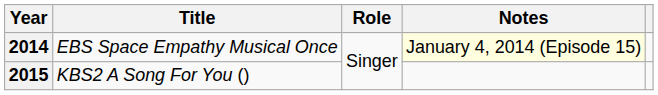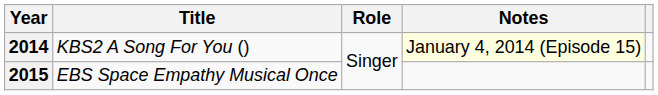(197, 47) EBS Space Empathy Musical Once -> (153, 47) KBS2 A Song For You ()
(153, 75) KBS2 A Song For You () -> (197, 75) EBS Space Empathy Musical Once
